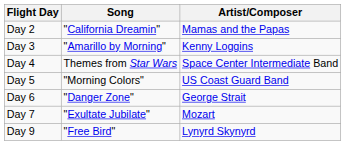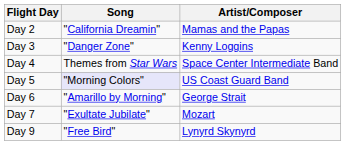(115, 47) "Amarillo by Morning" -> (99, 47) "Danger Zone"
(104, 81) no background -> (104, 81) lavender background
(99, 98) "Danger Zone" -> (115, 98) "Amarillo by Morning"
